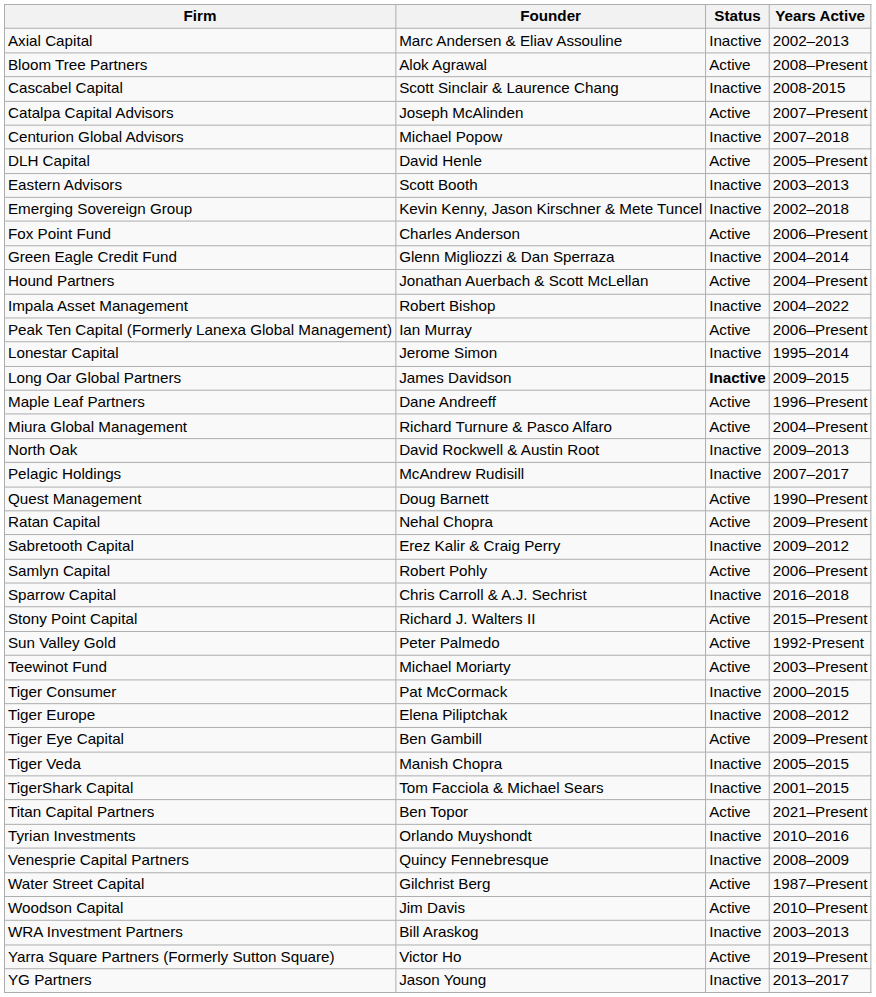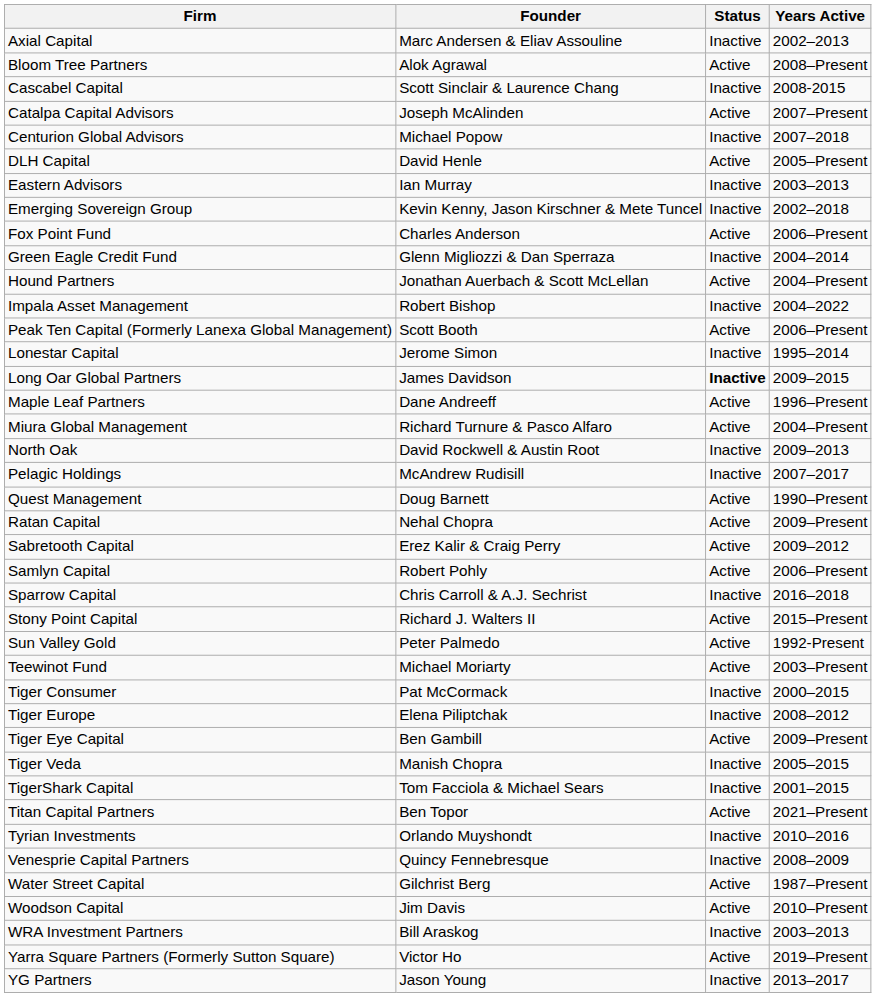(438, 185) Scott Booth -> (435, 185) Ian Murray
(435, 329) Ian Murray -> (438, 329) Scott Booth
(735, 546) Inactive -> (730, 546) Active
